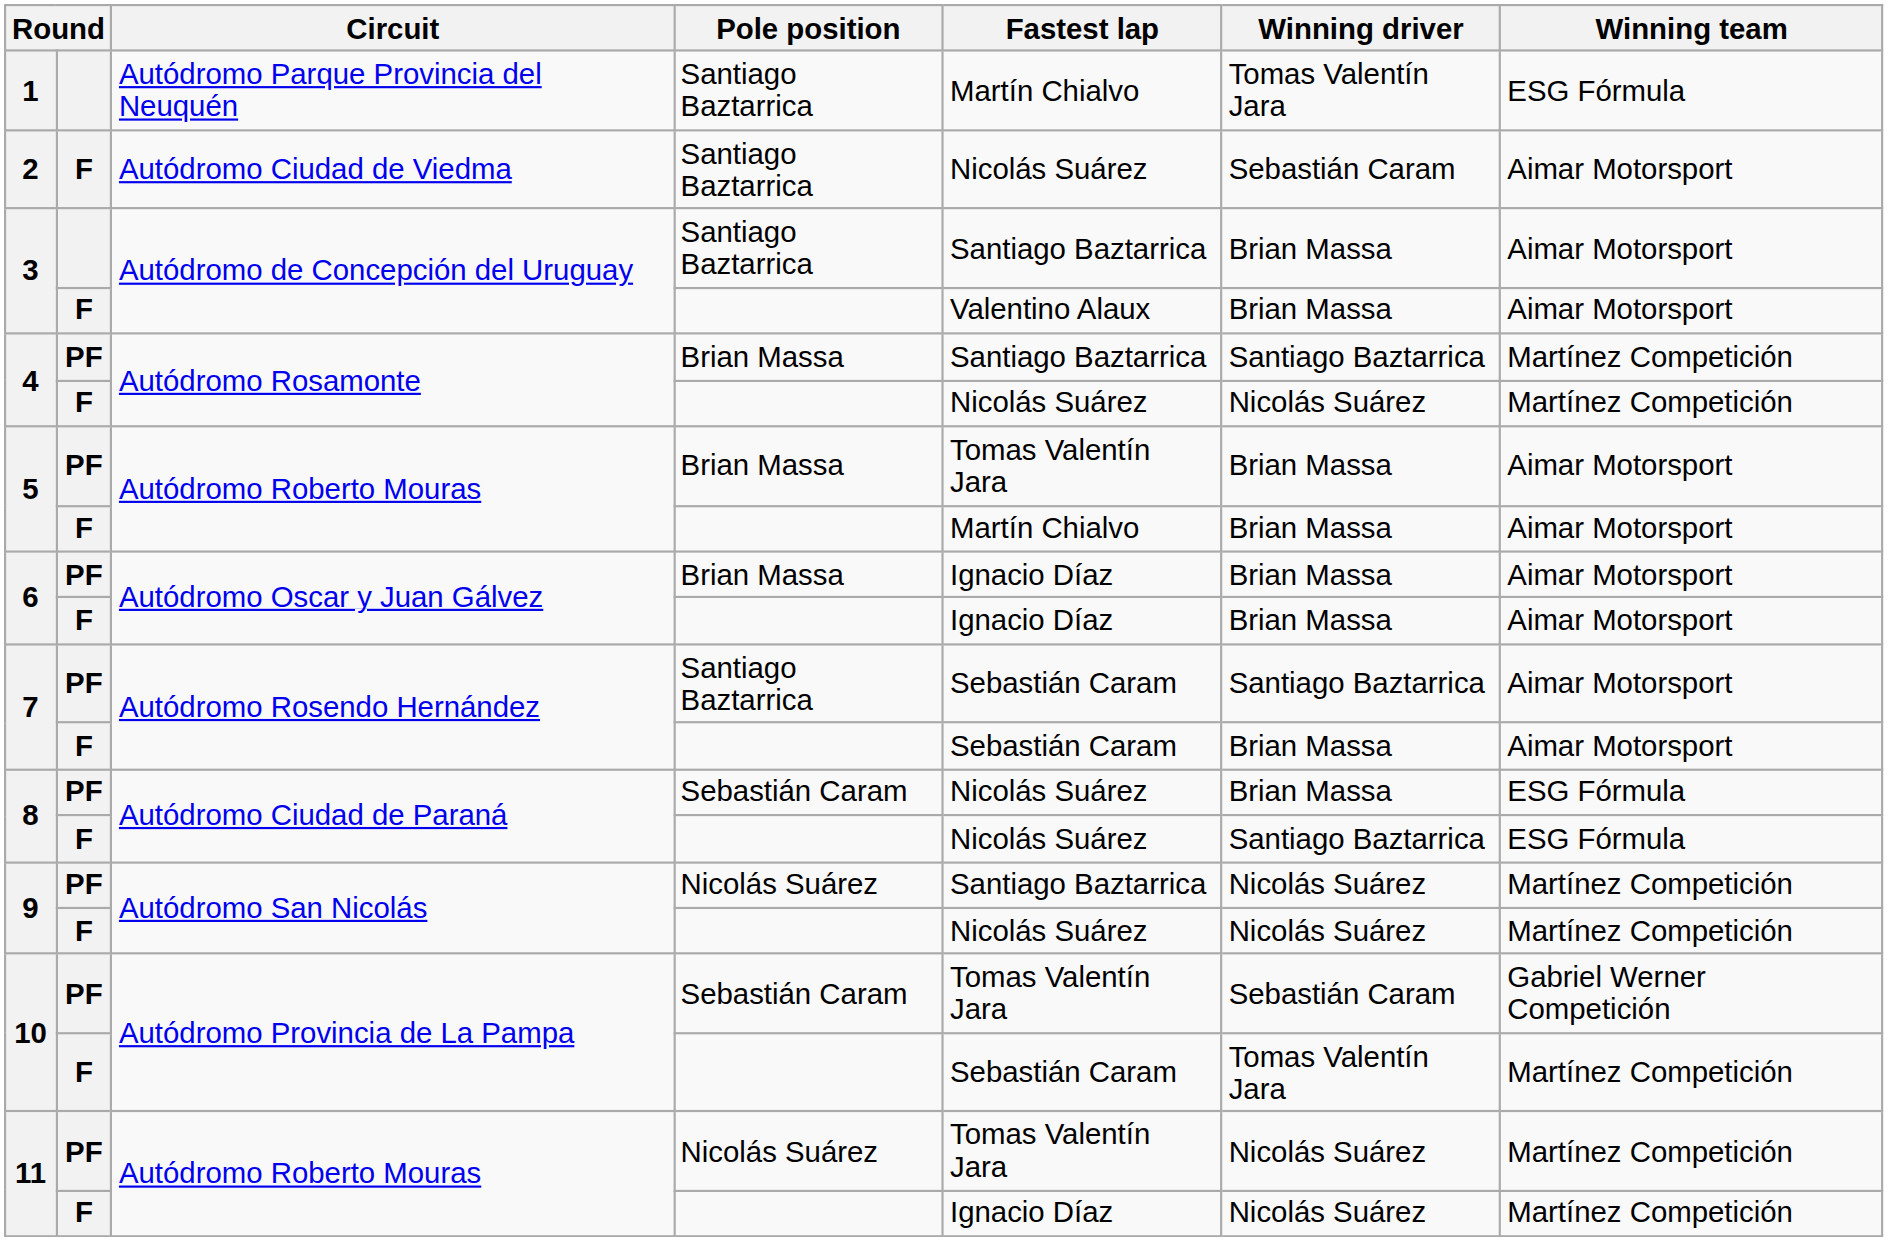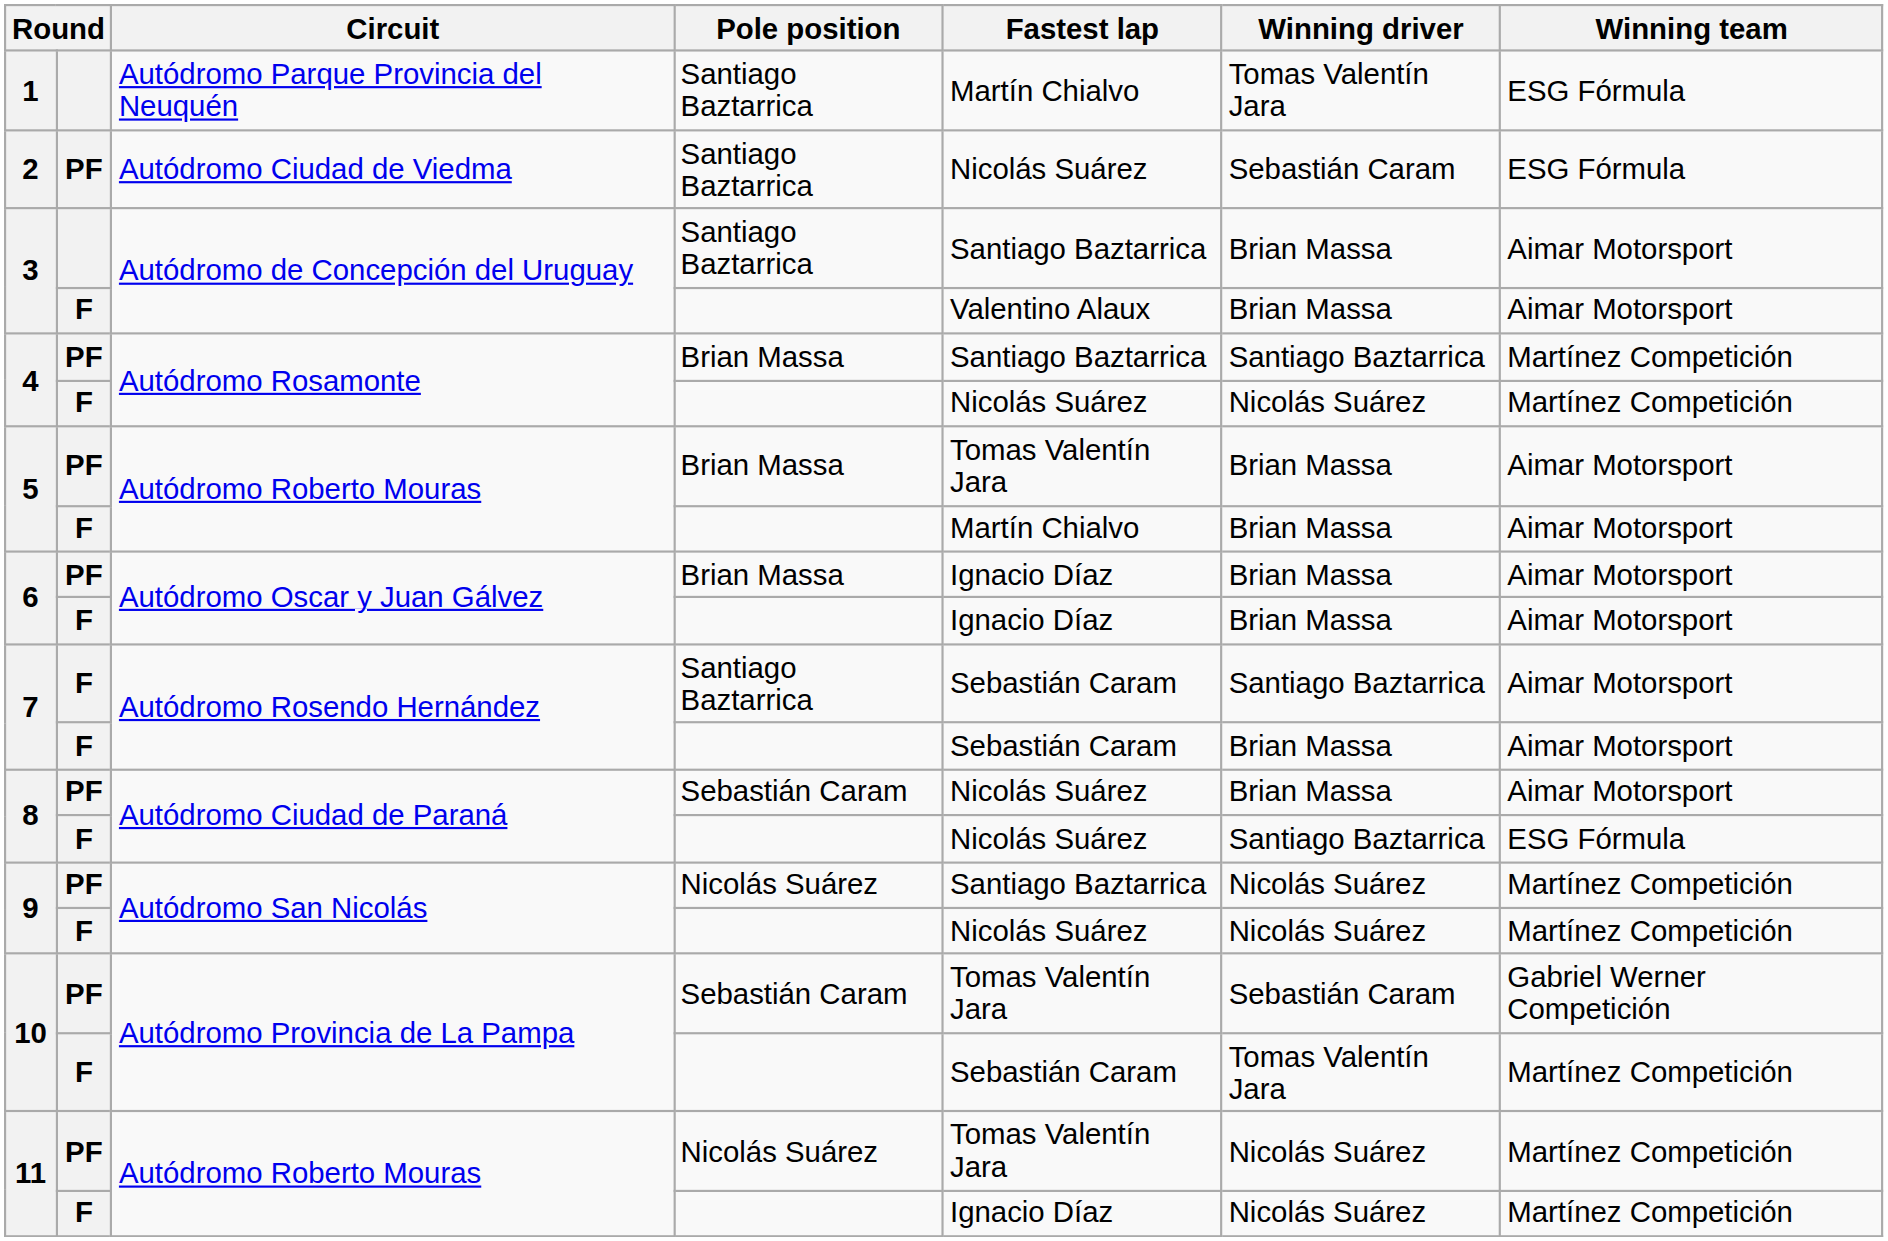(84, 169) F -> (84, 169) PF
(1620, 169) Aimar Motorsport -> (1596, 169) ESG Fórmula
(84, 683) PF -> (84, 683) F
(1596, 792) ESG Fórmula -> (1620, 792) Aimar Motorsport
